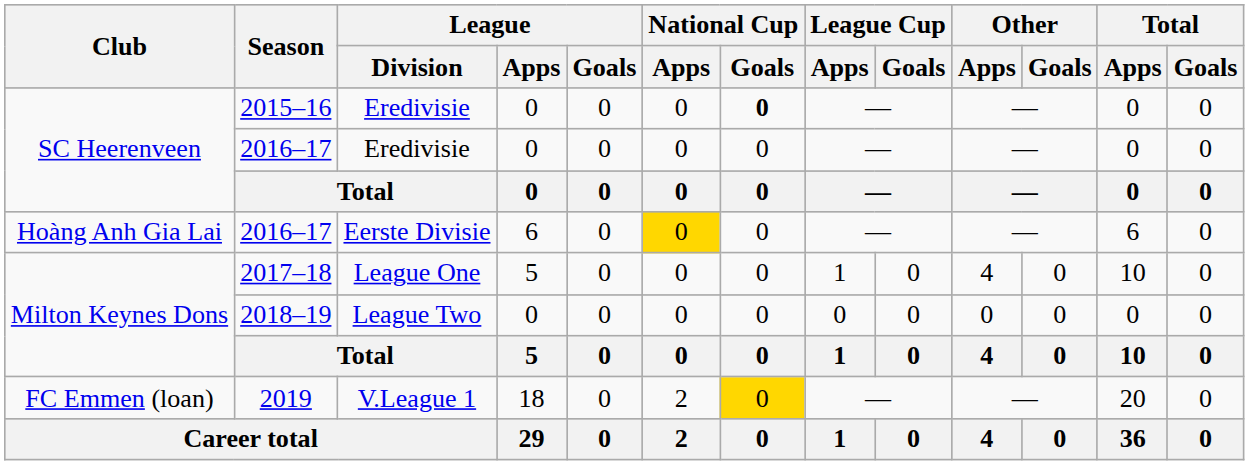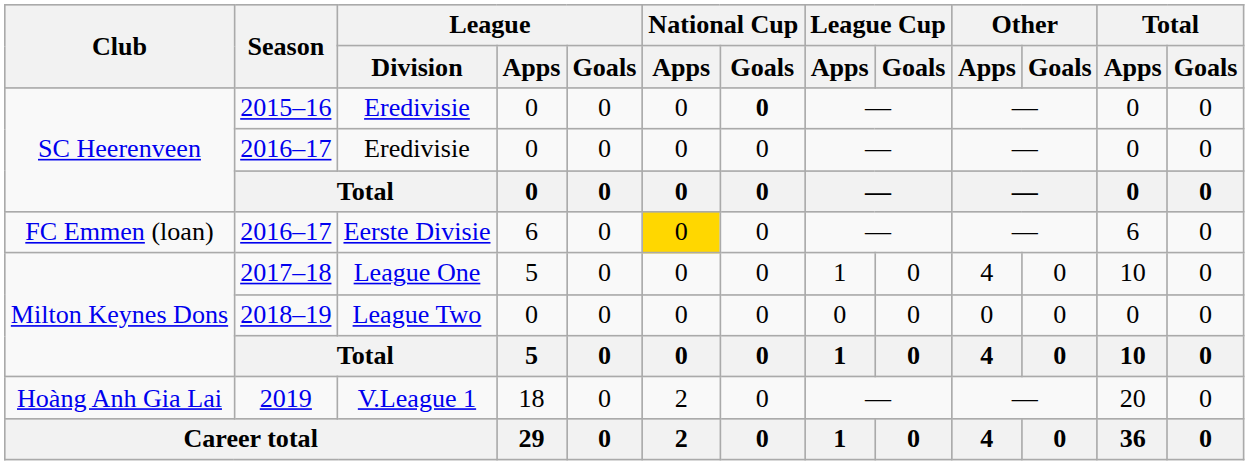(119, 231) Hoàng Anh Gia Lai -> (119, 231) FC Emmen (loan)
(119, 397) FC Emmen (loan) -> (119, 397) Hoàng Anh Gia Lai
(762, 397) gold background -> (762, 397) no background
